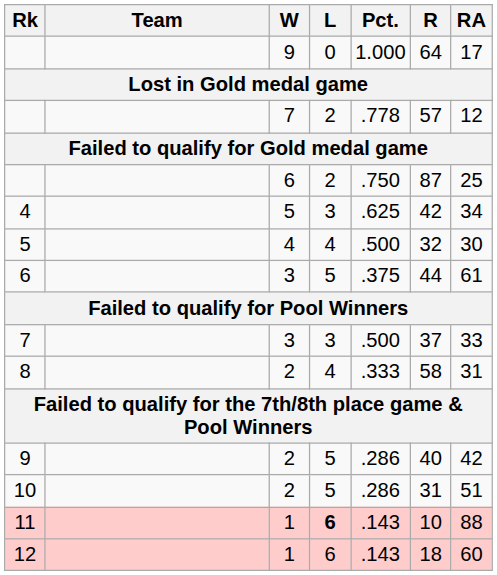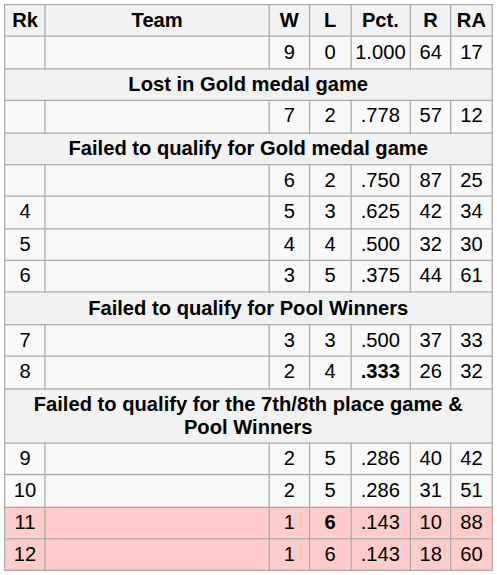(380, 372) normal -> (380, 372) bold
(431, 372) 58 -> (431, 372) 26
(471, 372) 31 -> (471, 372) 32
